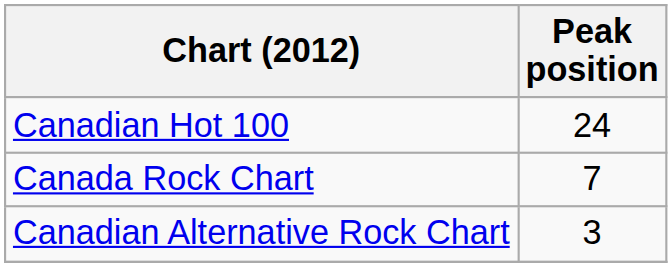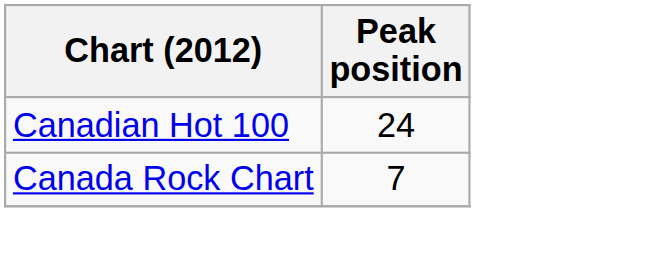- row: (261, 233)
